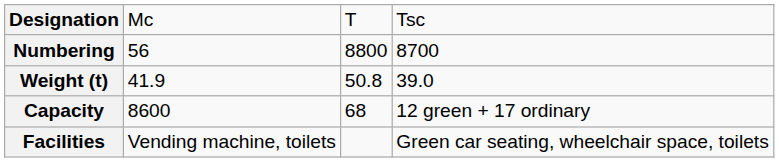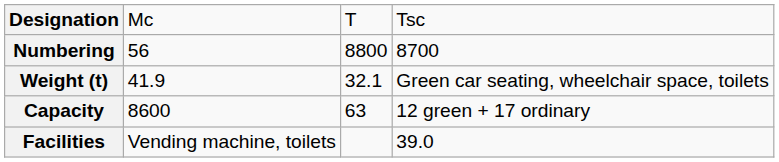(363, 80) 50.8 -> (363, 80) 32.1
(415, 80) 39.0 -> (583, 80) Green car seating, wheelchair space, toilets
(355, 111) 68 -> (355, 111) 63
(583, 141) Green car seating, wheelchair space, toilets -> (415, 141) 39.0
